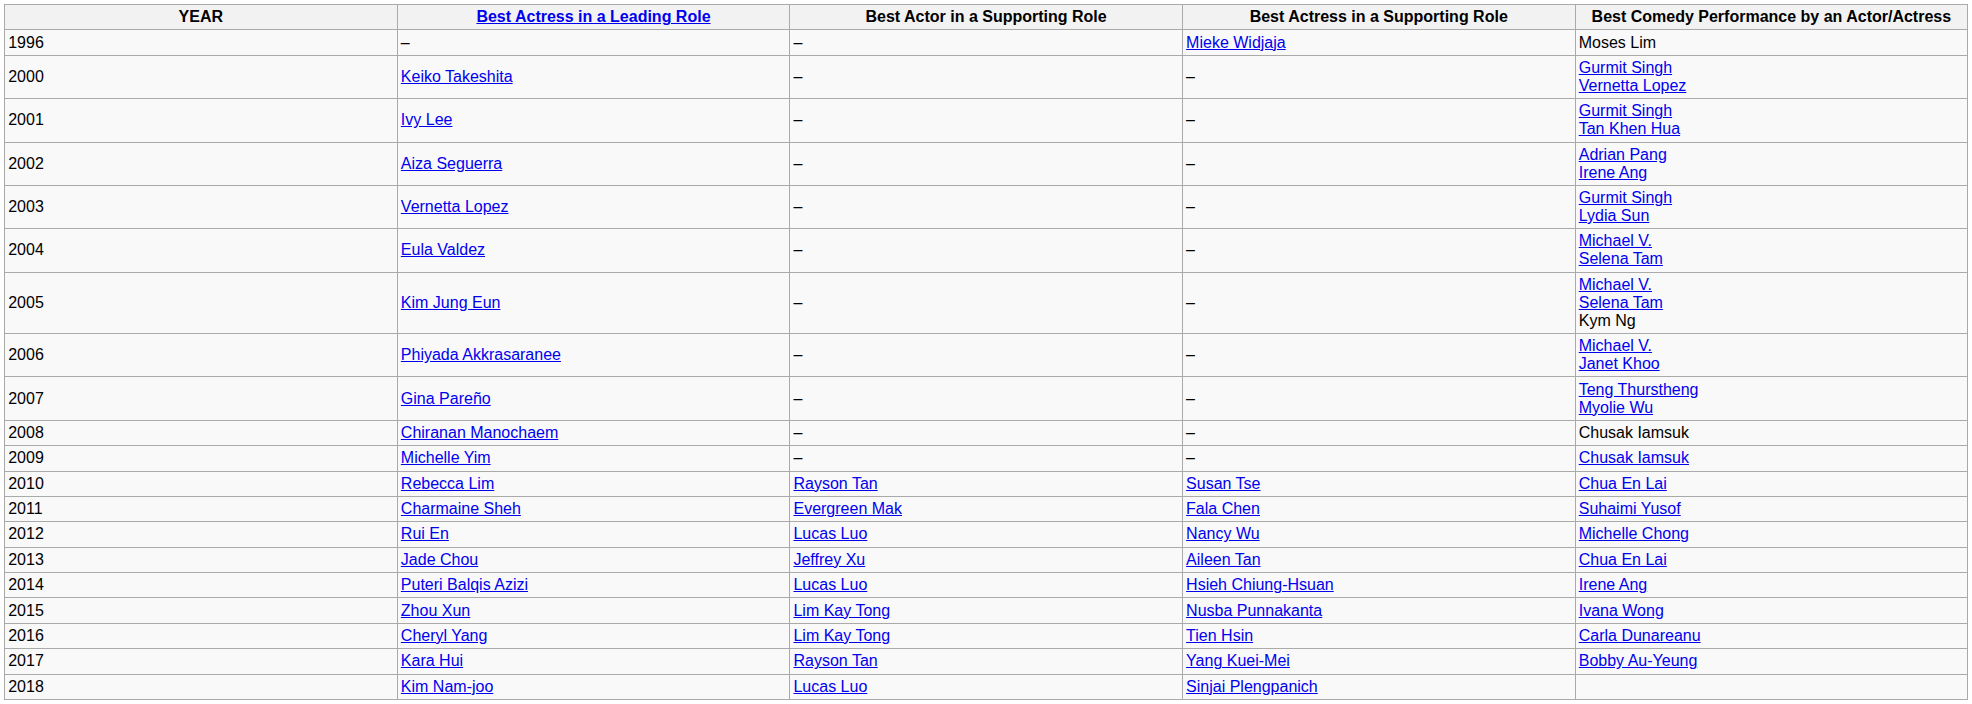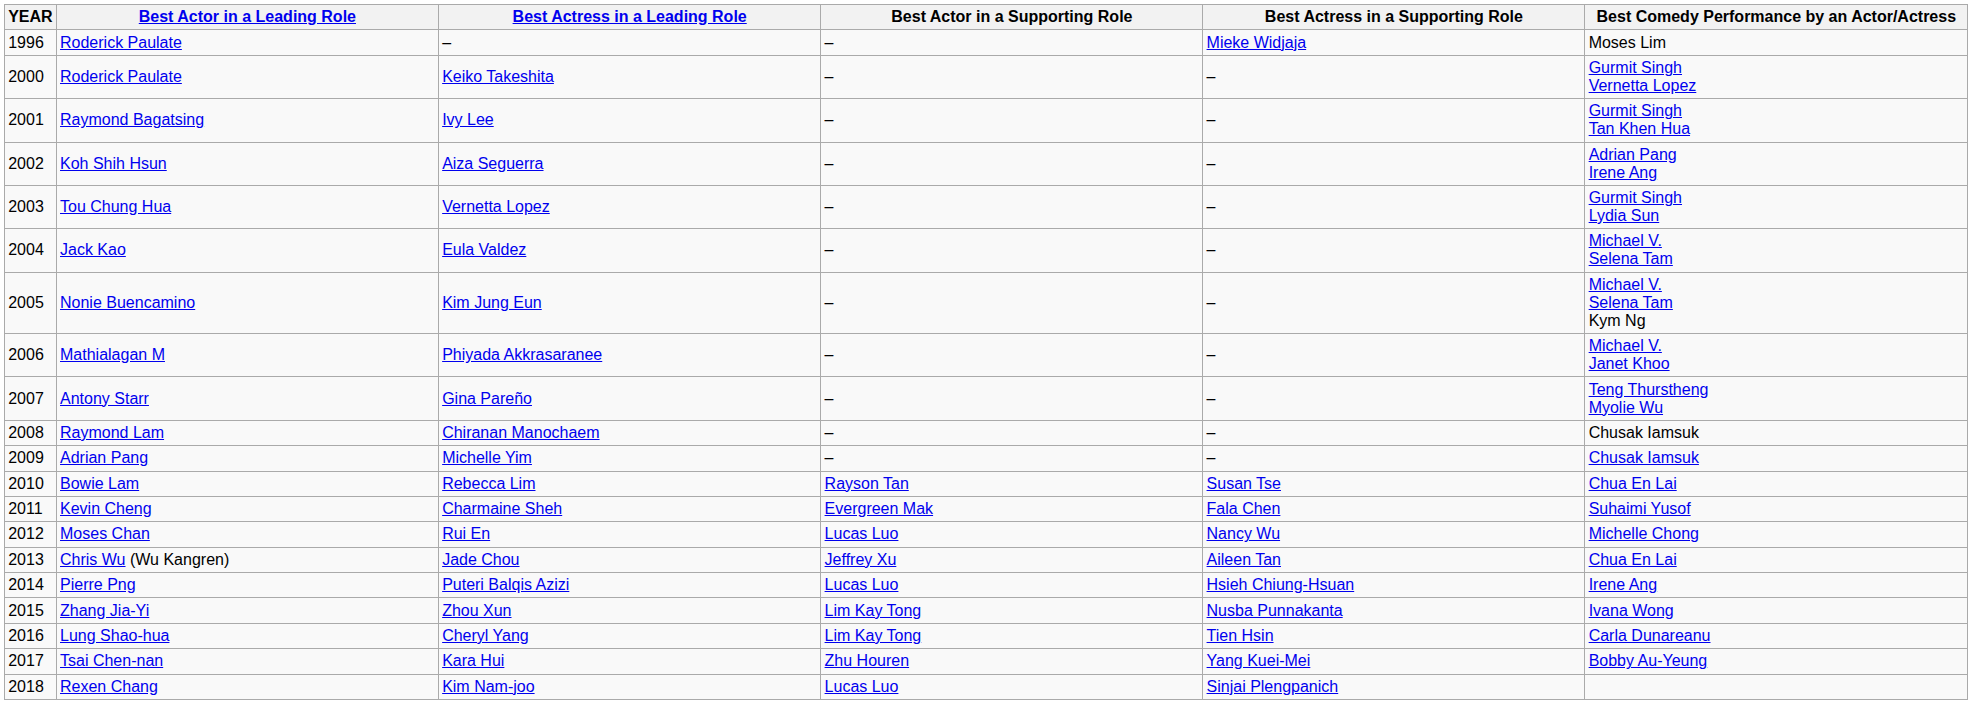+ column: (247, 17)
(836, 661) Rayson Tan -> (867, 661) Zhu Houren
